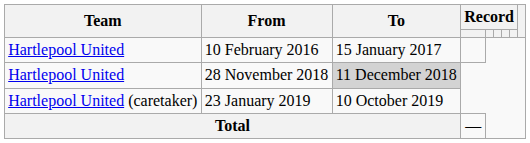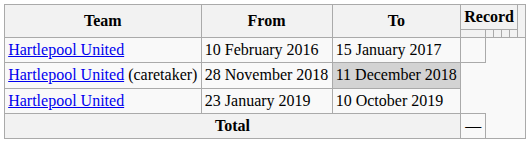(66, 75) Hartlepool United -> (103, 75) Hartlepool United (caretaker)
(103, 100) Hartlepool United (caretaker) -> (66, 100) Hartlepool United
